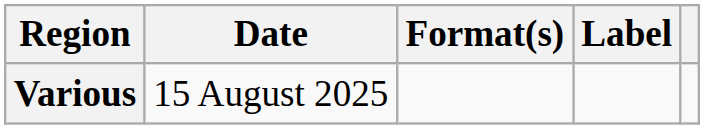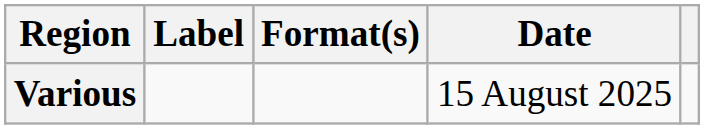columns swapped: (271, 33) <-> (627, 33)
